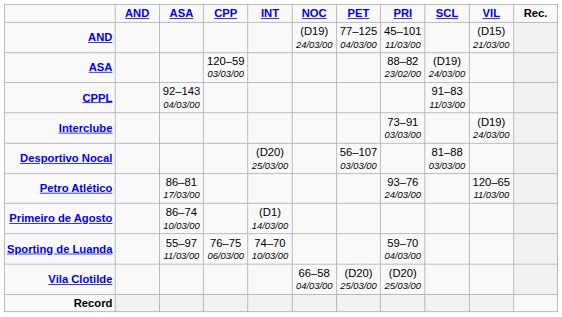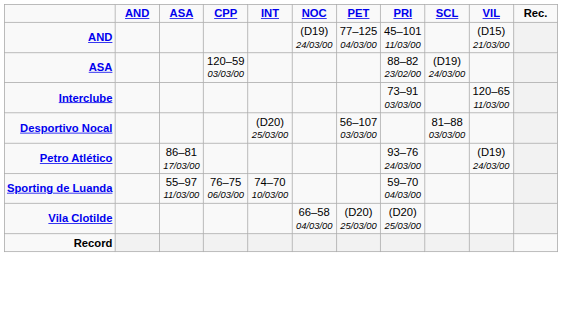- row: (97, 98)
(491, 128) (D19) 24/03/00 -> (491, 98) 120–65 11/03/00
(491, 189) 120–65 11/03/00 -> (491, 159) (D19) 24/03/00
- row: (61, 219)
